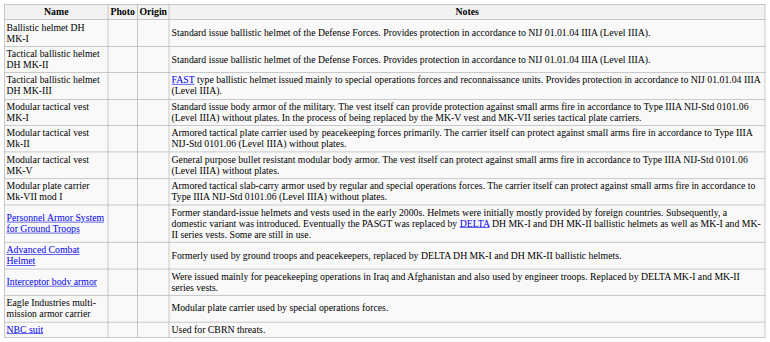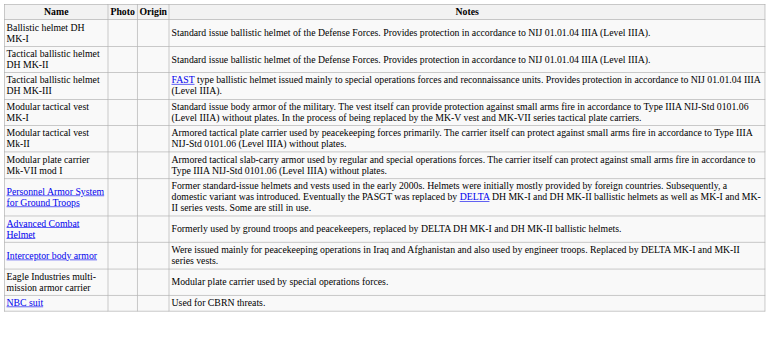- row: (48, 165)
